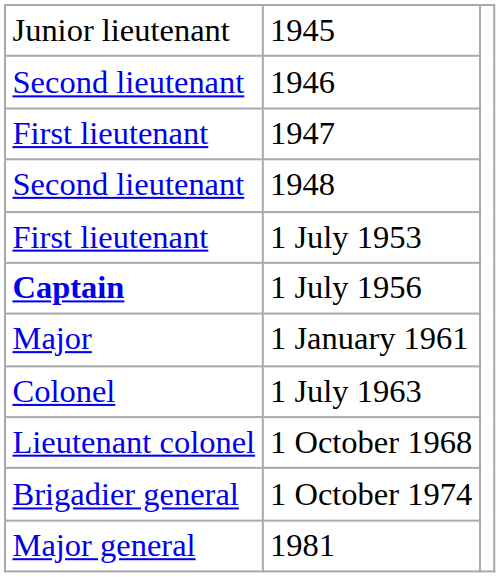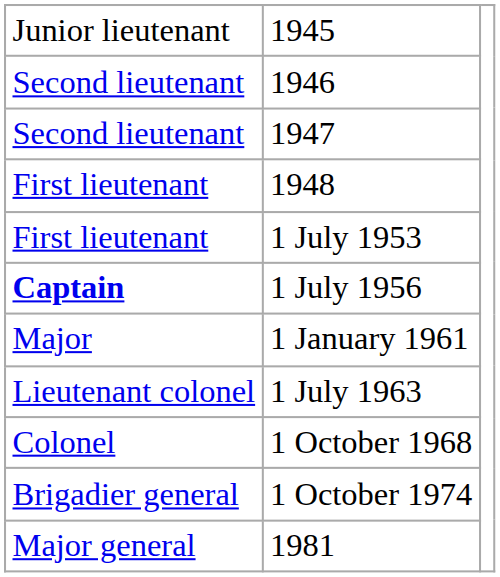(110, 133) First lieutenant -> (128, 133) Second lieutenant
(128, 184) Second lieutenant -> (110, 184) First lieutenant
(64, 390) Colonel -> (134, 390) Lieutenant colonel
(134, 442) Lieutenant colonel -> (64, 442) Colonel
